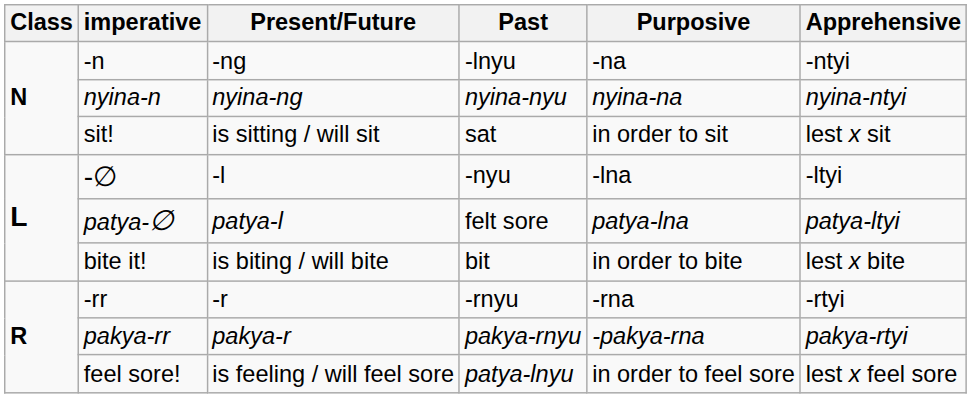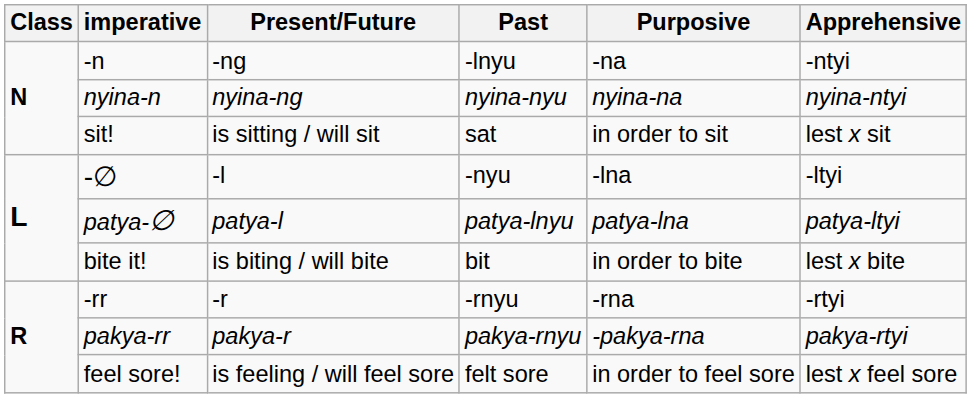(507, 220) felt sore -> (519, 220) patya-lnyu
(519, 373) patya-lnyu -> (507, 373) felt sore
